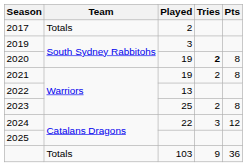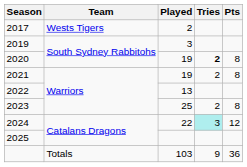(59, 28) Totals -> (75, 28) Wests Tigers
(217, 122) no background -> (217, 122) paleturquoise background
